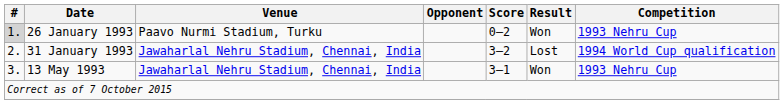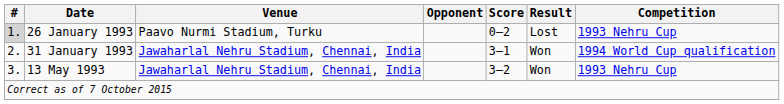(540, 33) Won -> (544, 33) Lost
(499, 52) 3–2 -> (499, 52) 3–1
(544, 52) Lost -> (540, 52) Won
(499, 71) 3–1 -> (499, 71) 3–2
